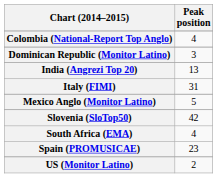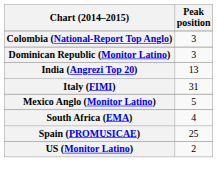(194, 39) 4 -> (194, 39) 3
- row: (89, 117)
(194, 149) 23 -> (194, 133) 25
